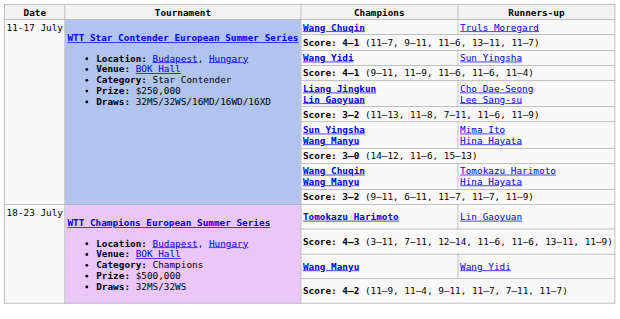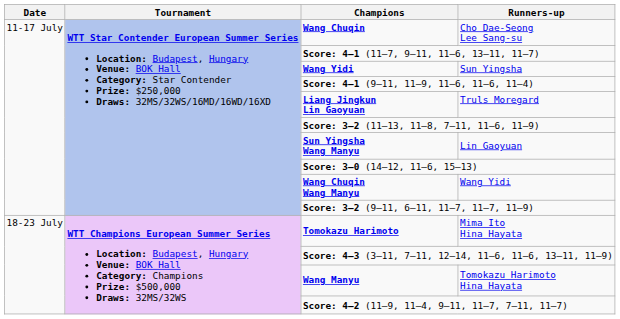(500, 27) Truls Moregard -> (497, 33) Cho Dae-Seong Lee Sang-su
(497, 94) Cho Dae-Seong Lee Sang-su -> (500, 99) Truls Moregard
(491, 135) Mima Ito Hina Hayata -> (491, 146) Lin Gaoyuan
(508, 176) Tomokazu Harimoto Hina Hayata -> (485, 182) Wang Yidi
(491, 217) Lin Gaoyuan -> (491, 228) Mima Ito Hina Hayata
(485, 266) Wang Yidi -> (508, 280) Tomokazu Harimoto Hina Hayata
